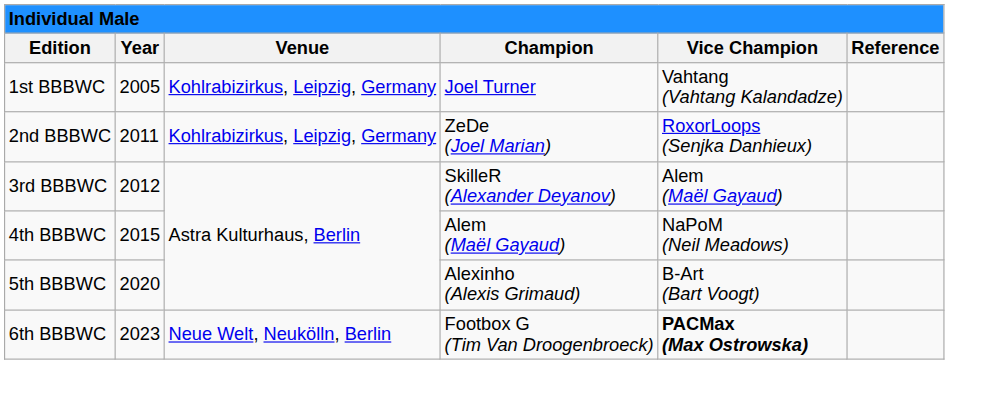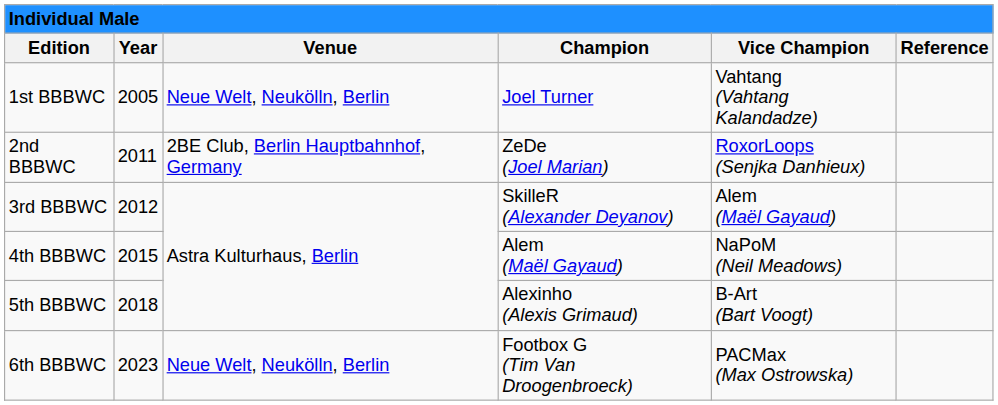(302, 87) Kohlrabizirkus, Leipzig, Germany -> (278, 97) Neue Welt, Neukölln, Berlin
(302, 136) Kohlrabizirkus, Leipzig, Germany -> (296, 157) 2BE Club, Berlin Hauptbahnhof, Germany
(140, 284) 2020 -> (138, 305) 2018
(735, 334) bold -> (784, 365) normal
